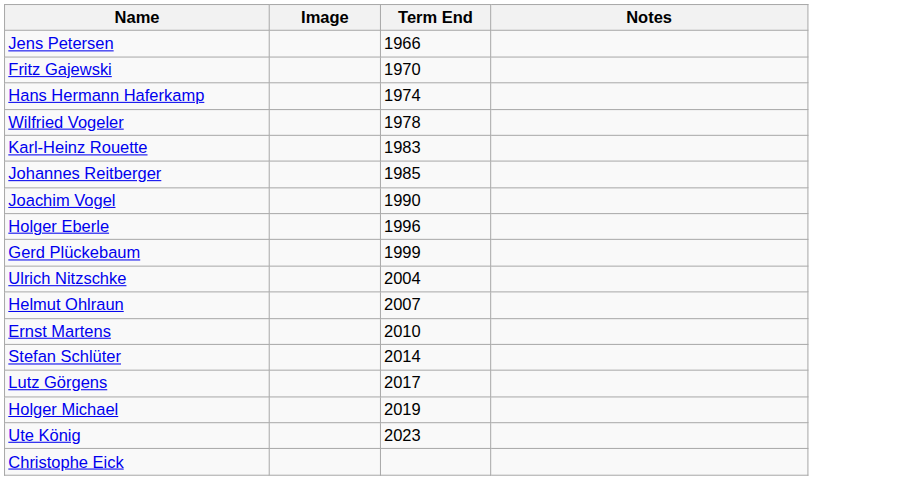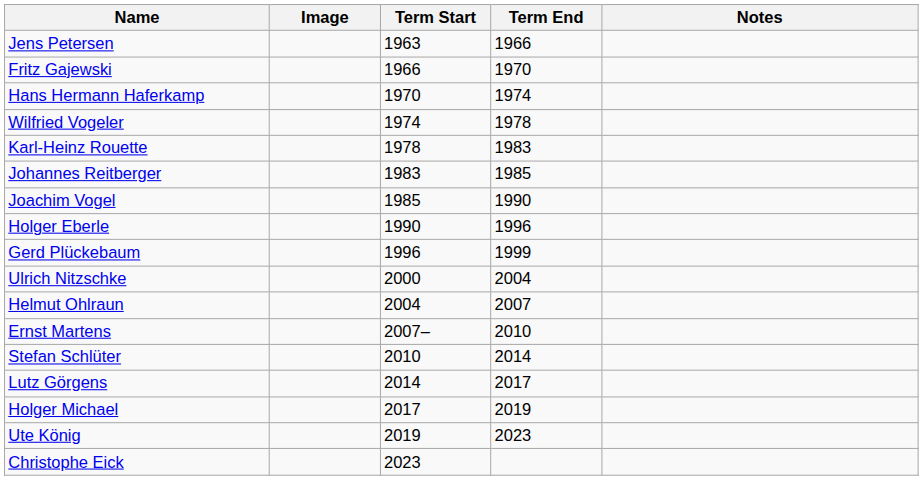+ column: (436, 17)
